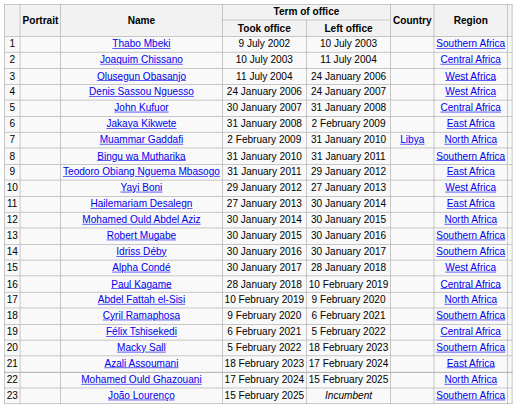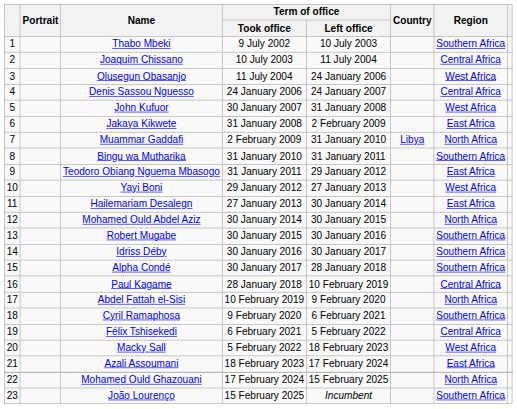(471, 92) West Africa -> (471, 92) Central Africa
(471, 108) Central Africa -> (471, 108) West Africa
(471, 268) West Africa -> (471, 268) Southern Africa
(471, 348) Southern Africa -> (471, 348) West Africa
